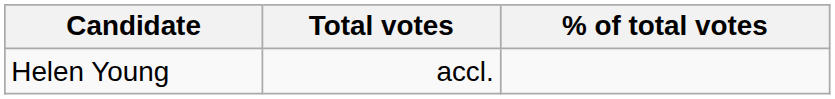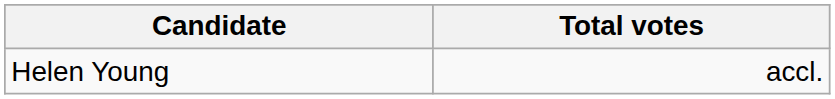- column: (665, 26)
